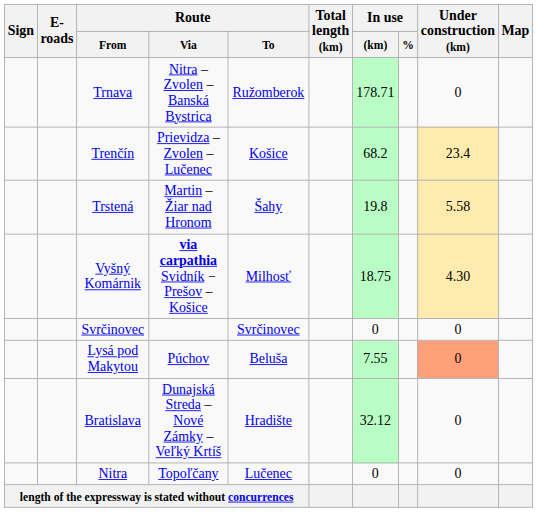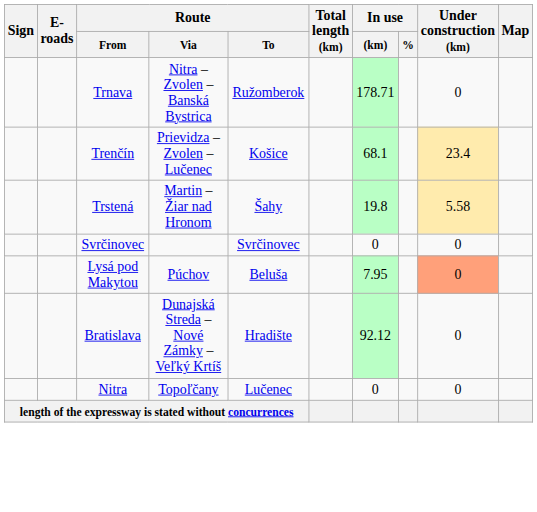(375, 153) 68.2 -> (375, 153) 68.1
- row: (113, 276)
(375, 359) 7.55 -> (375, 274) 7.95
(375, 420) 32.12 -> (375, 335) 92.12
